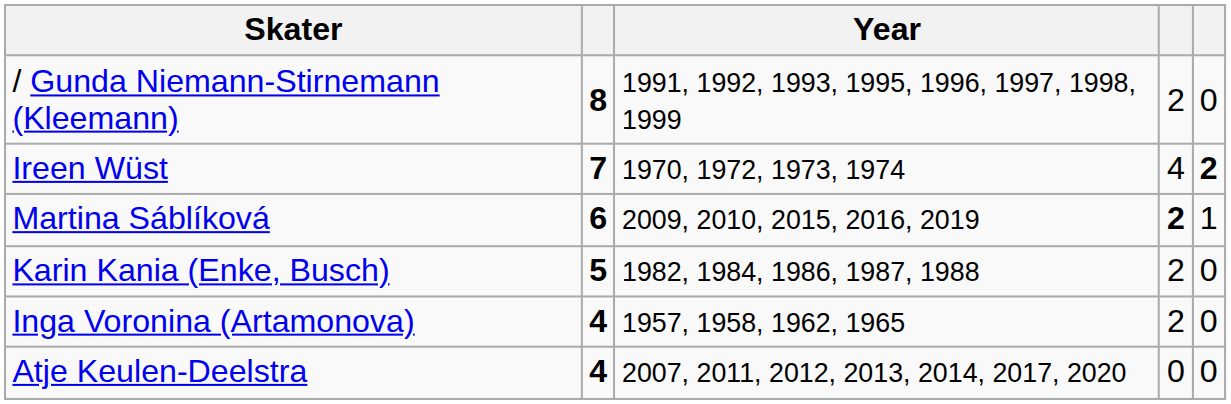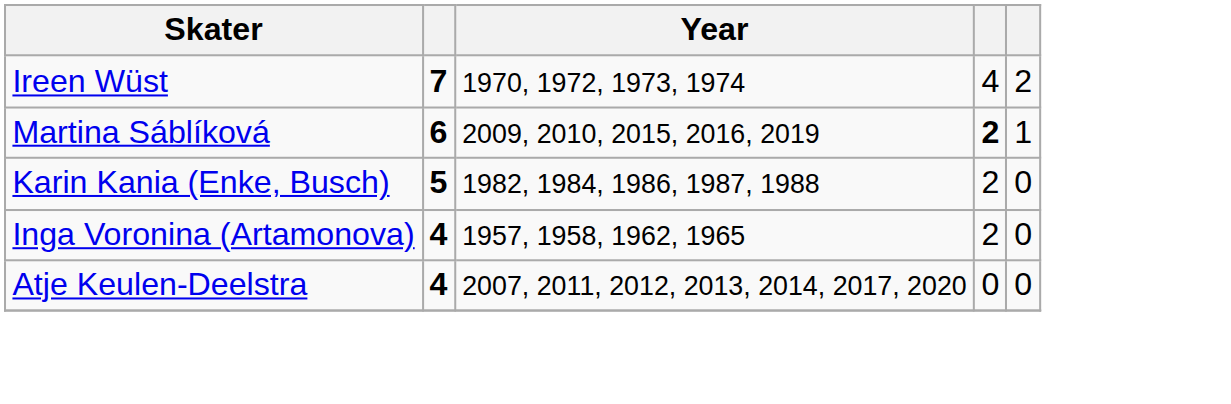- row: (226, 99)
(1209, 168) bold -> (1023, 81) normal
